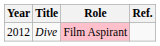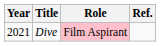(19, 31) 2012 -> (19, 31) 2021
